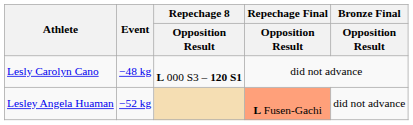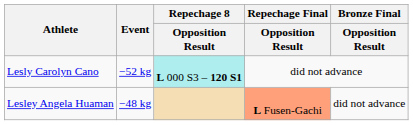(135, 71) −48 kg -> (135, 71) −52 kg
(199, 78) no background -> (199, 78) paleturquoise background
(135, 104) −52 kg -> (135, 104) −48 kg
